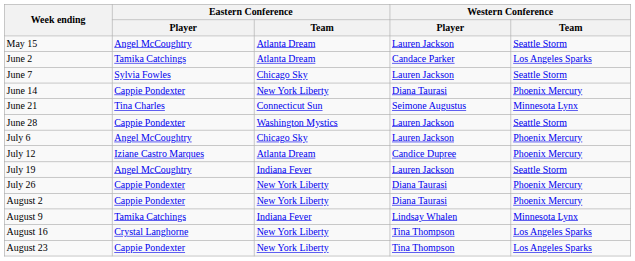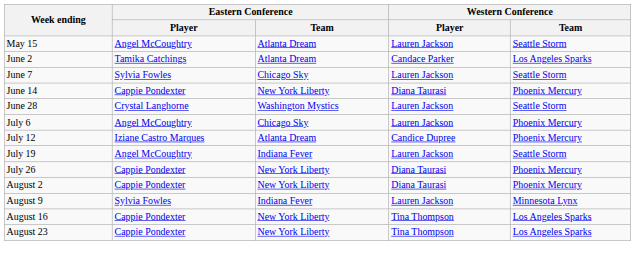- row: (22, 106)
(150, 122) Cappie Pondexter -> (152, 106) Crystal Langhorne
(150, 216) Tamika Catchings -> (143, 201) Sylvia Fowles
(425, 216) Lindsay Whalen -> (422, 201) Lauren Jackson
(151, 232) Crystal Langhorne -> (150, 216) Cappie Pondexter
